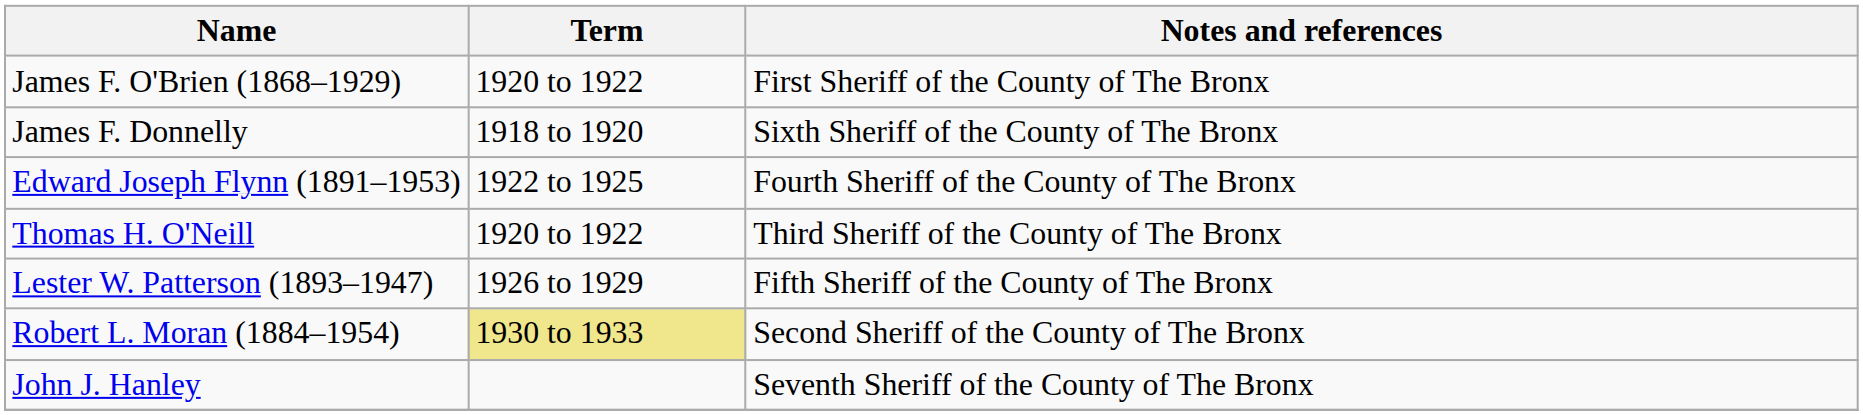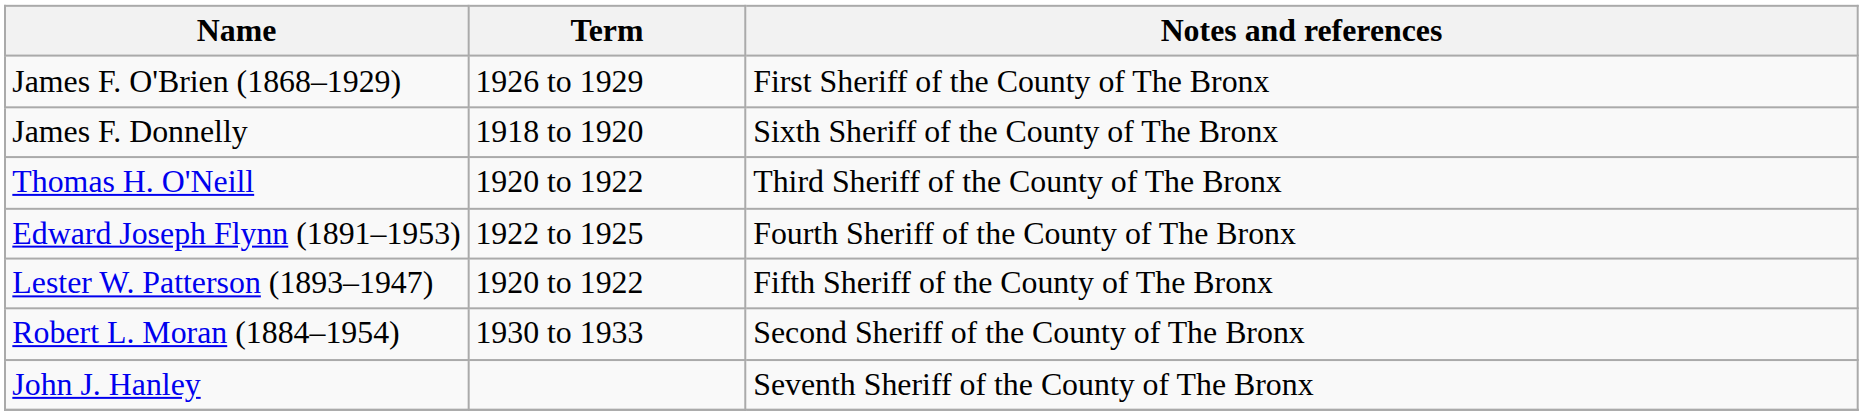(559, 81) 1920 to 1922 -> (559, 81) 1926 to 1929
rows swapped: (133, 232) <-> (237, 182)
(559, 283) 1926 to 1929 -> (559, 283) 1920 to 1922
(559, 333) khaki background -> (559, 333) no background
